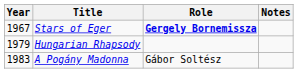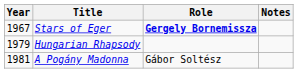(18, 60) 1983 -> (18, 60) 1981
